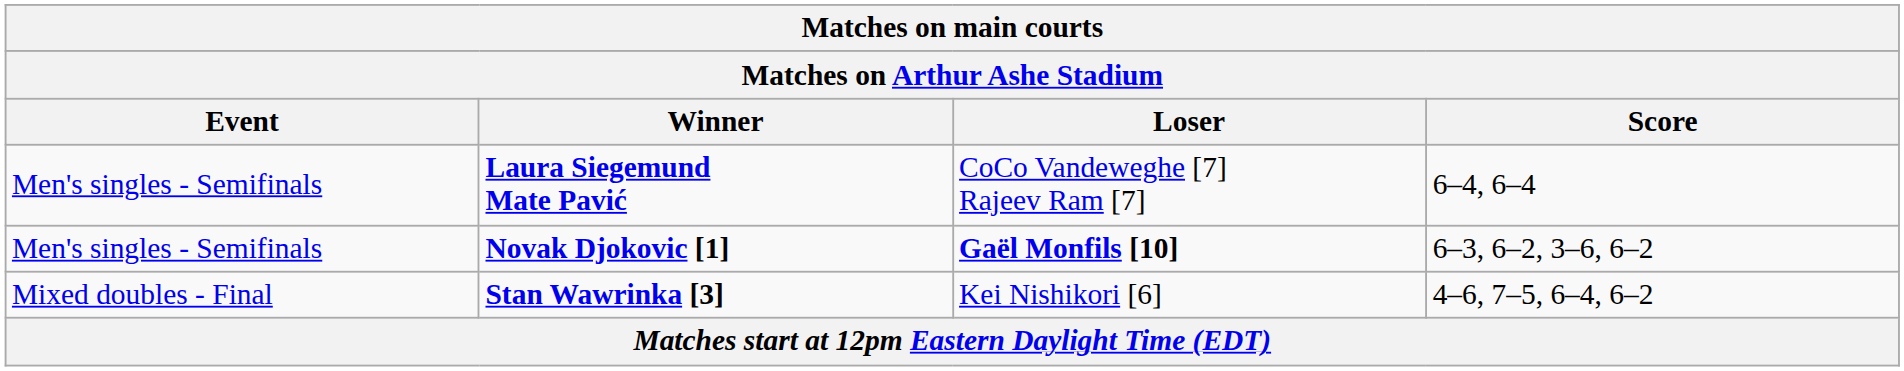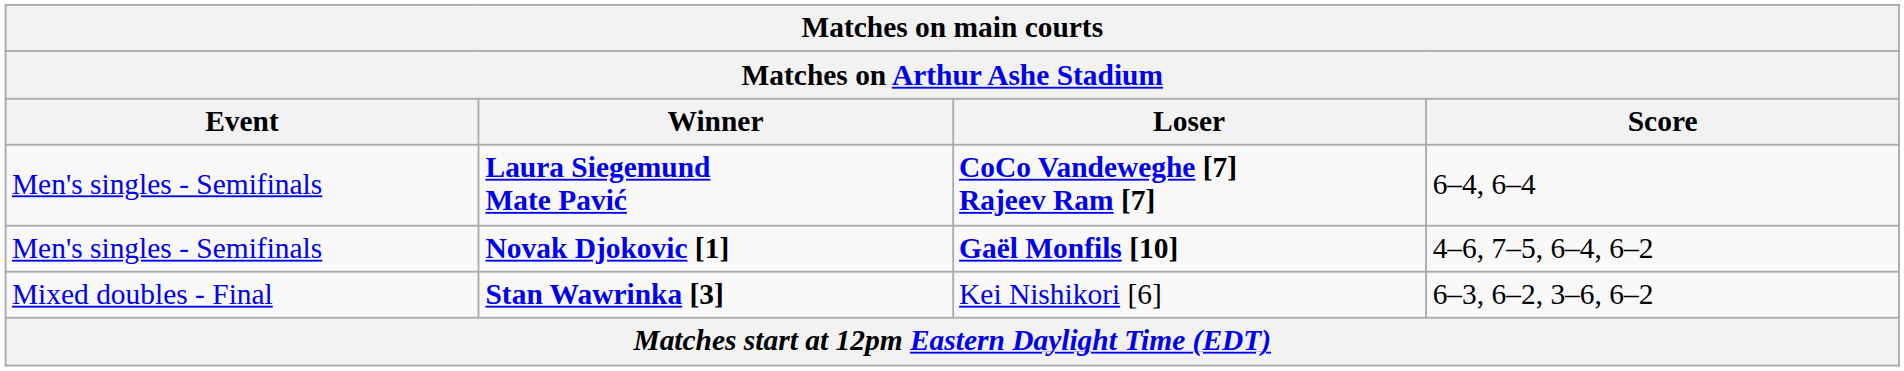(1093, 184) normal -> (1098, 184) bold
(1543, 247) 6–3, 6–2, 3–6, 6–2 -> (1543, 247) 4–6, 7–5, 6–4, 6–2
(1543, 294) 4–6, 7–5, 6–4, 6–2 -> (1543, 294) 6–3, 6–2, 3–6, 6–2
